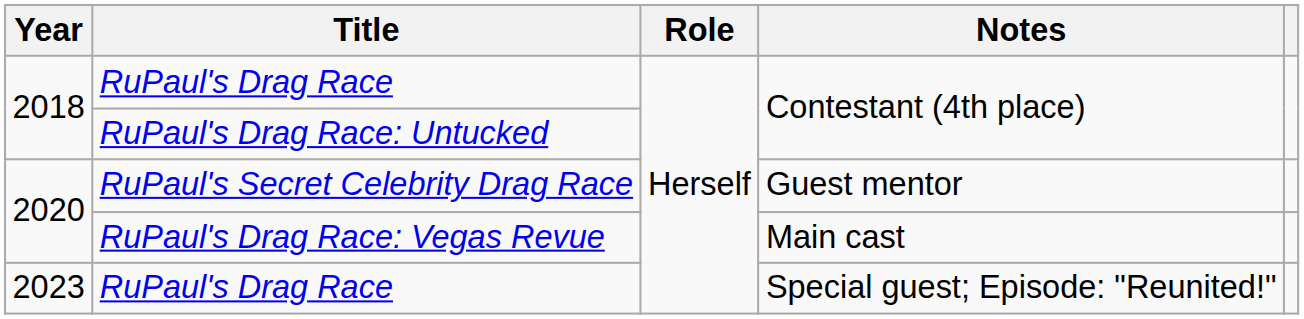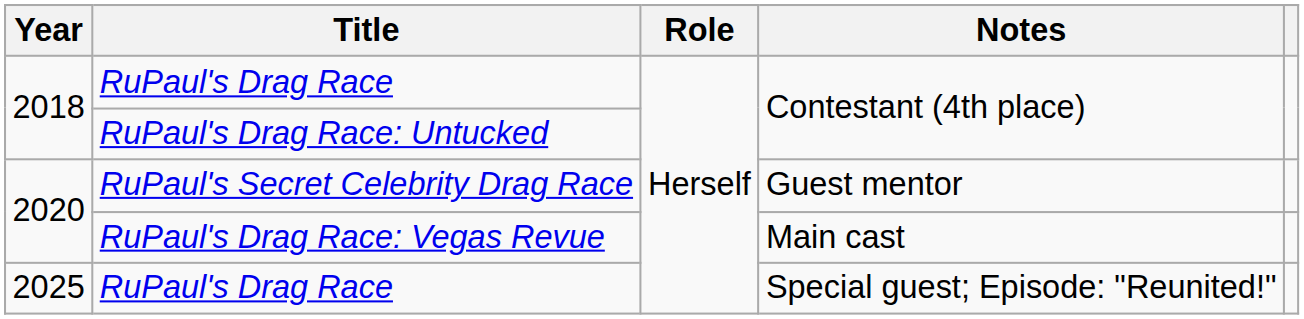(49, 287) 2023 -> (49, 287) 2025
